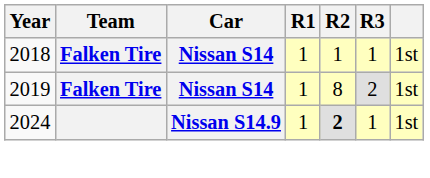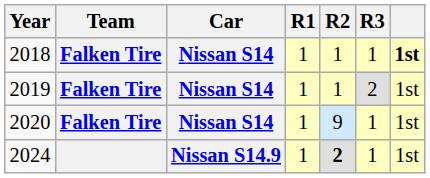(406, 54) normal -> (407, 54) bold
(338, 88) 8 -> (338, 88) 1
+ row: (30, 121)
